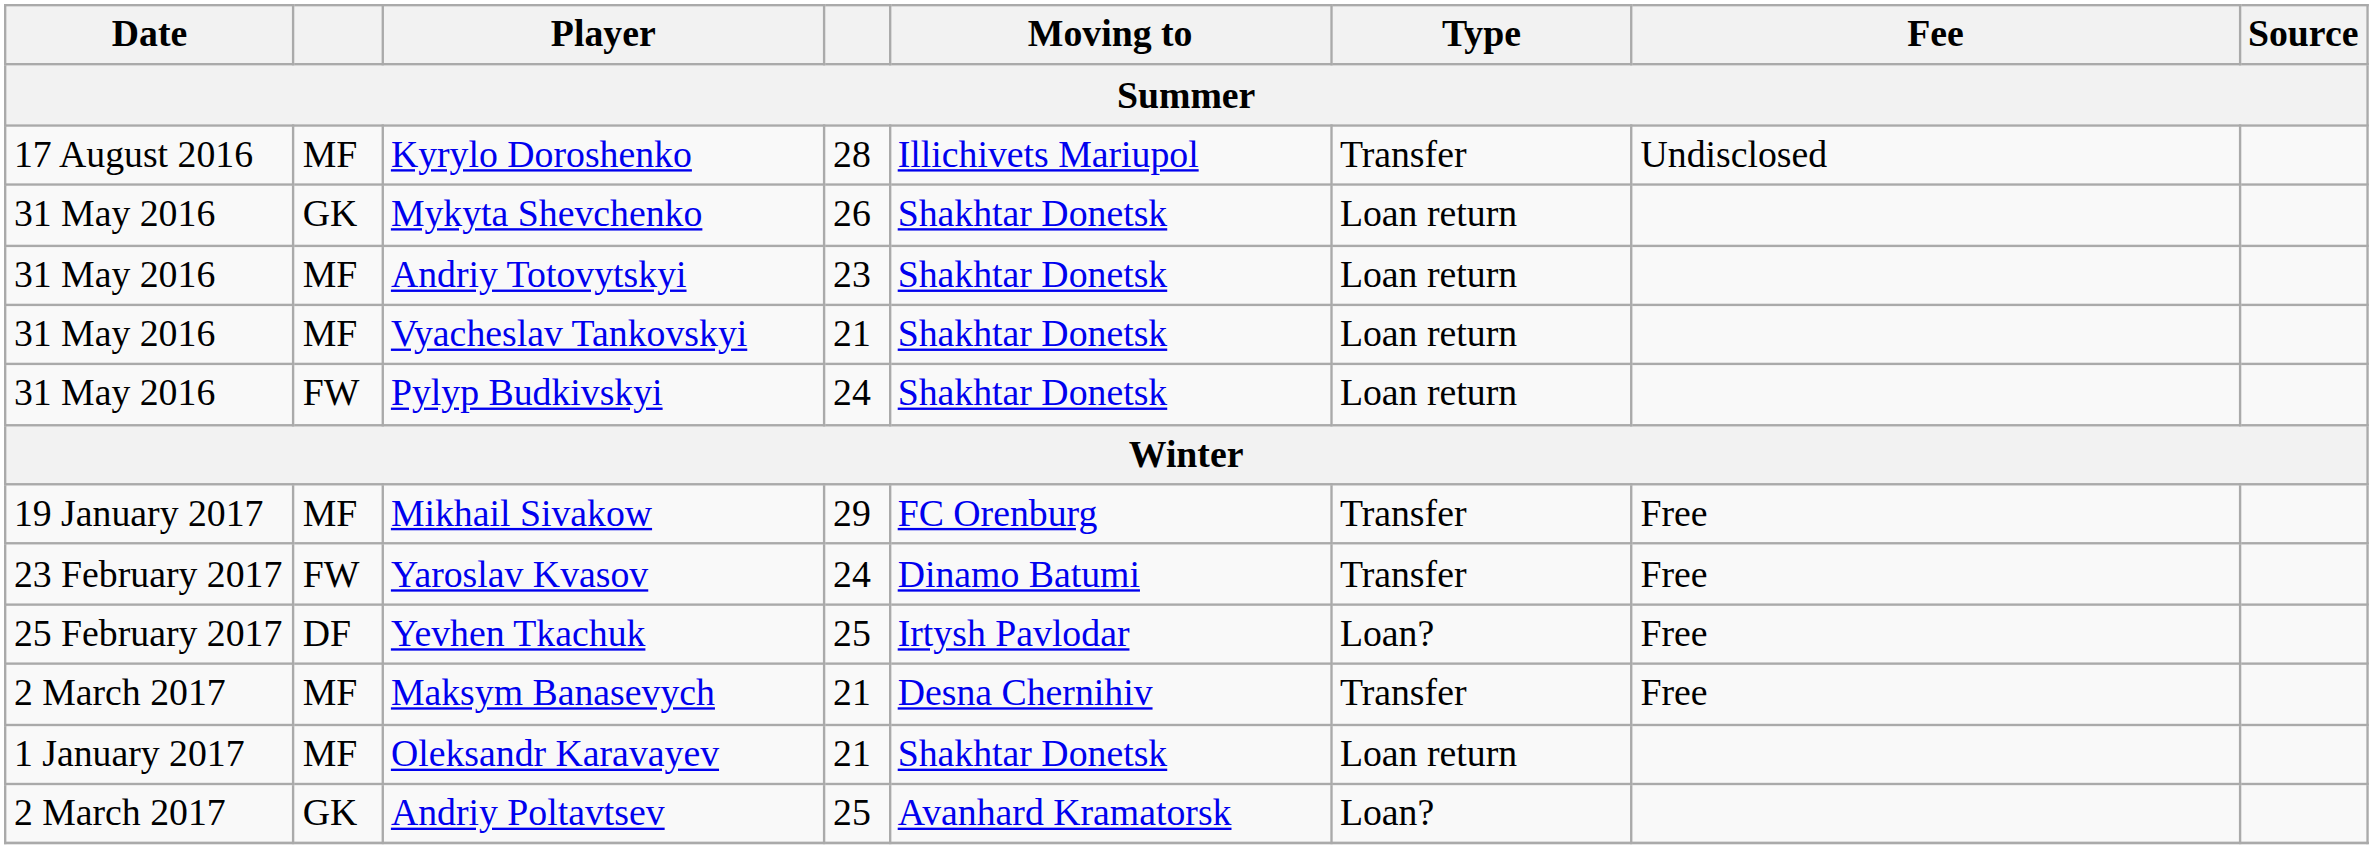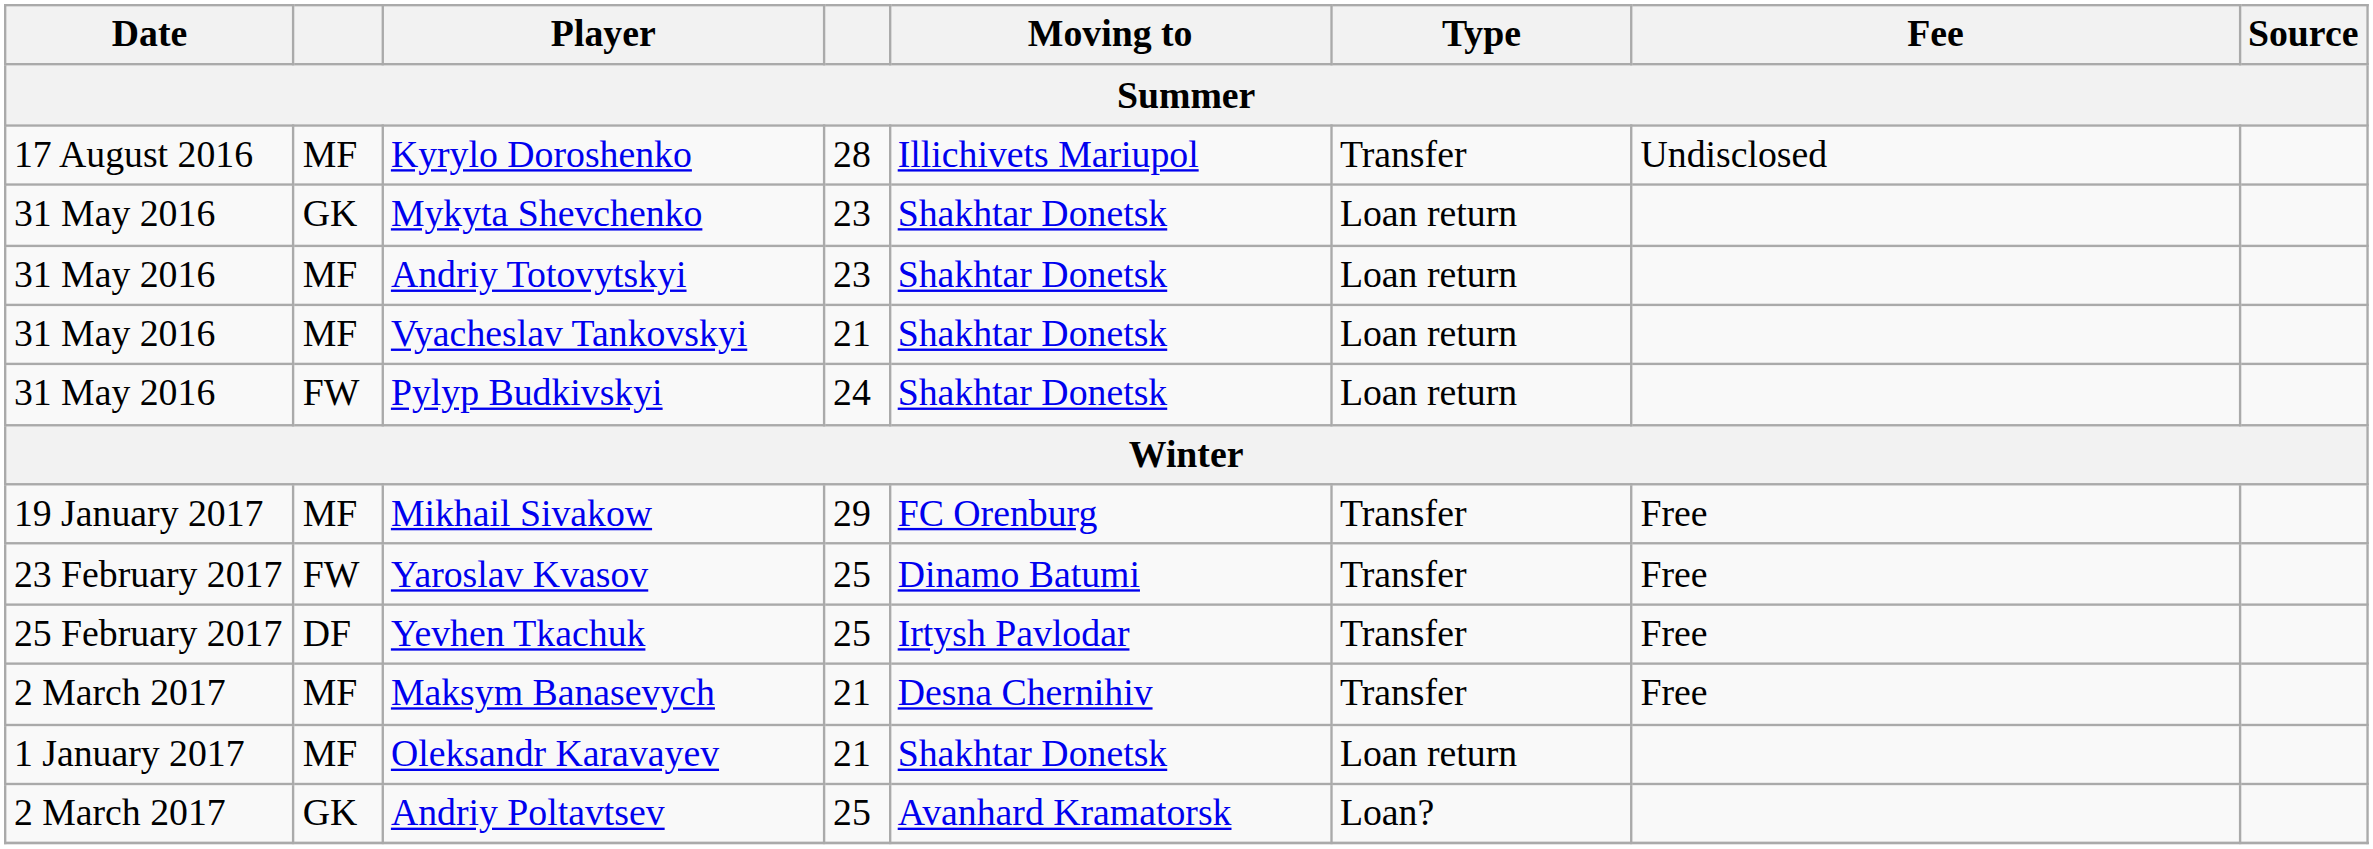(852, 214) 26 -> (852, 214) 23
(852, 573) 24 -> (852, 573) 25
(1387, 633) Loan? -> (1403, 633) Transfer
